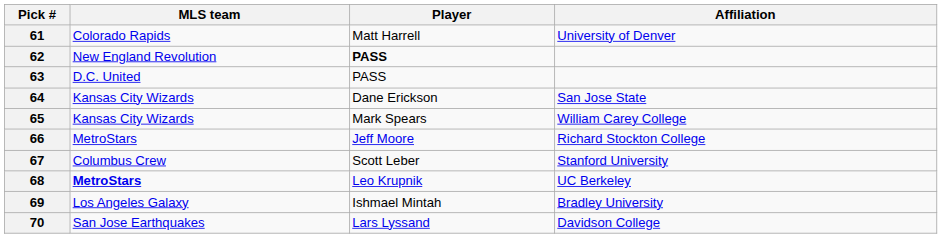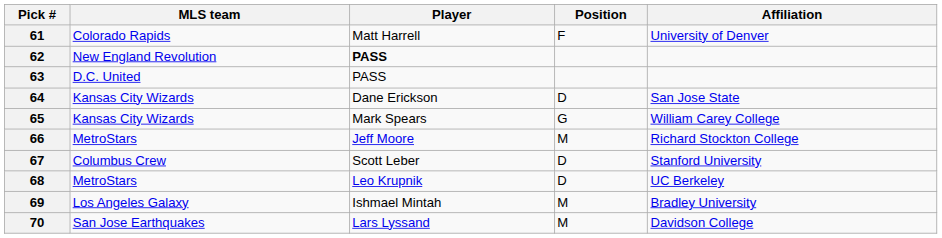+ column: (601, 14)
(107, 181) bold -> (105, 181) normal
